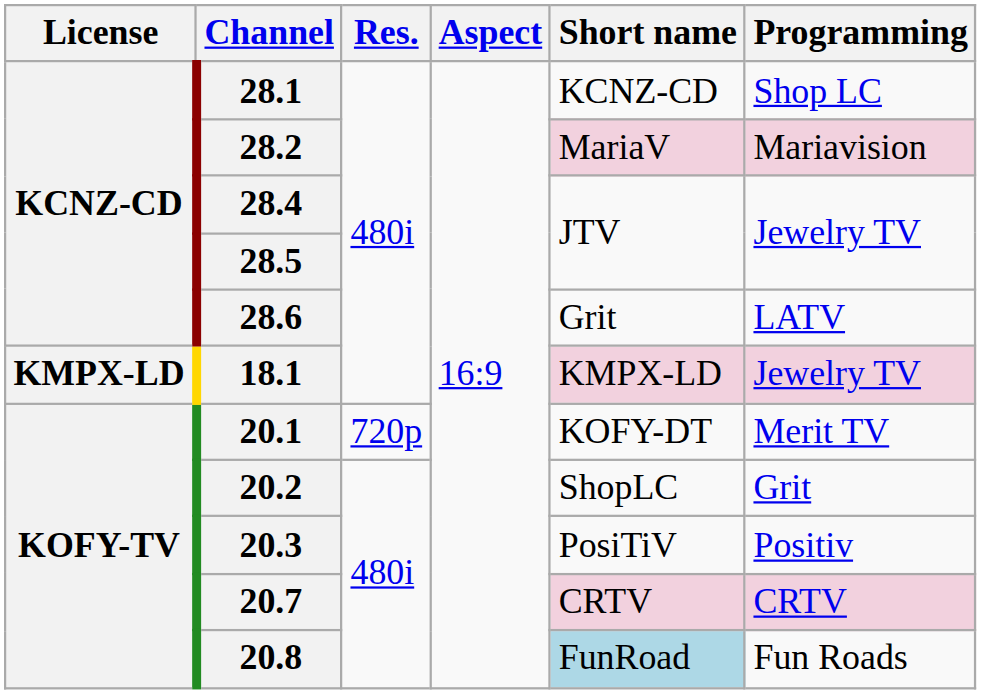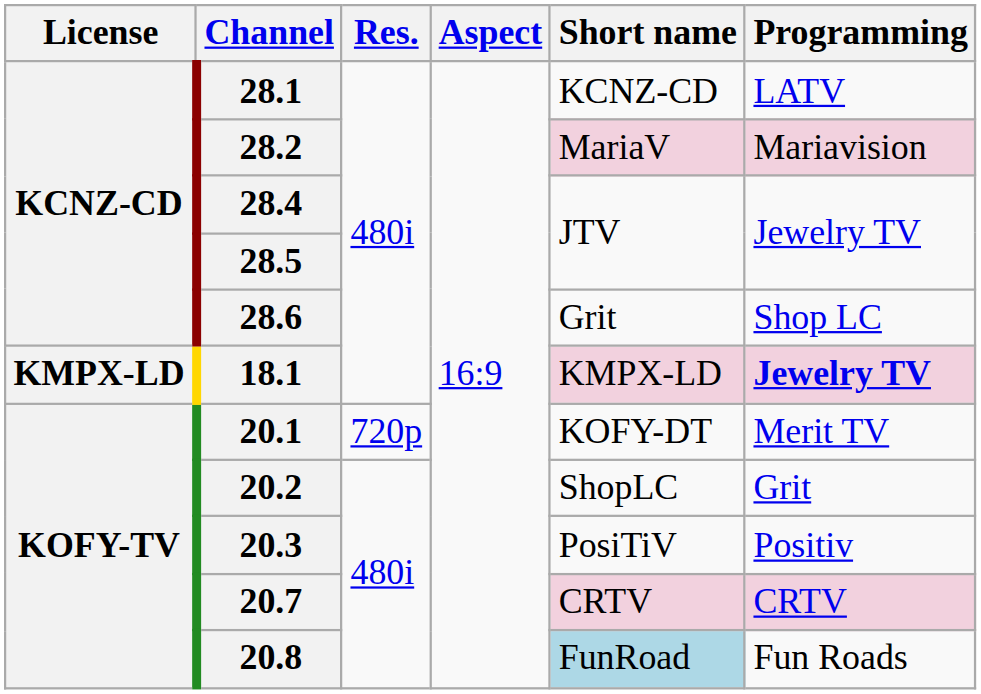(818, 89) Shop LC -> (799, 89) LATV
(799, 317) LATV -> (818, 317) Shop LC
(837, 373) normal -> (842, 373) bold
